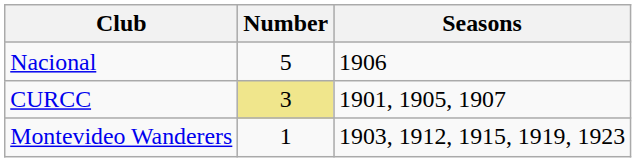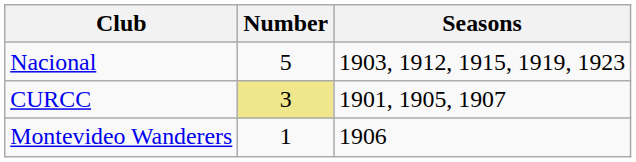(363, 61) 1906 -> (482, 61) 1903, 1912, 1915, 1919, 1923
(482, 136) 1903, 1912, 1915, 1919, 1923 -> (363, 136) 1906
